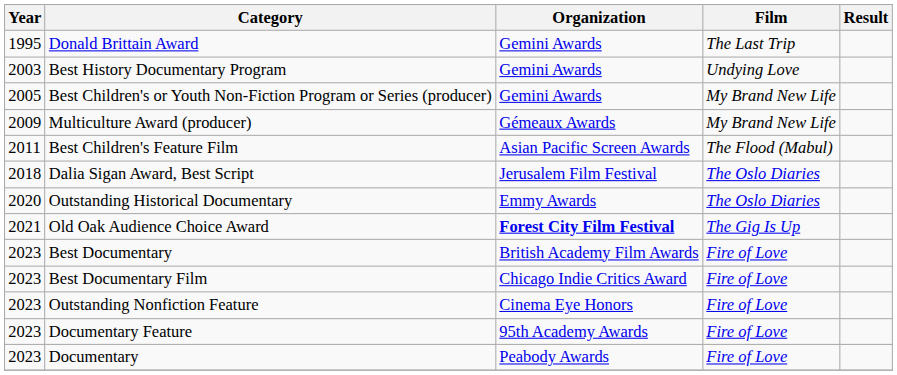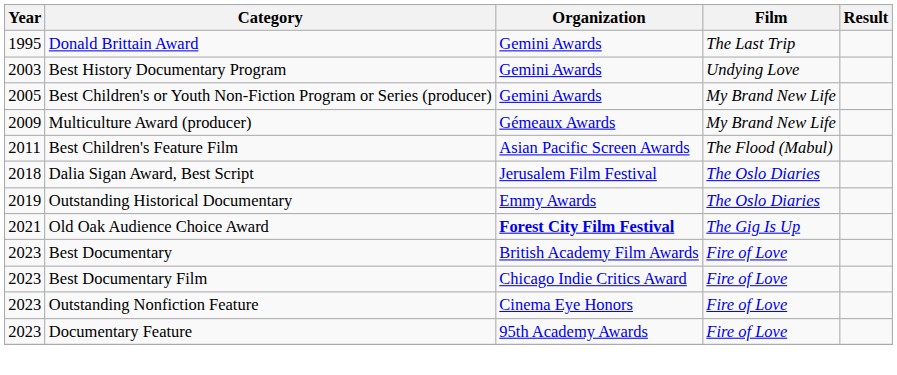(25, 200) 2020 -> (25, 200) 2019
- row: (94, 357)
